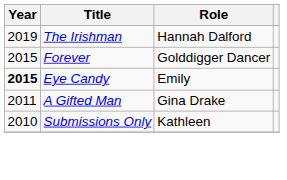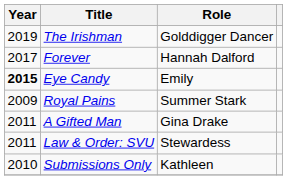(204, 36) Hannah Dalford -> (217, 36) Golddigger Dancer
(22, 57) 2015 -> (22, 57) 2017
(214, 57) Golddigger Dancer -> (207, 57) Hannah Dalford
+ row: (79, 100)
+ row: (99, 143)
